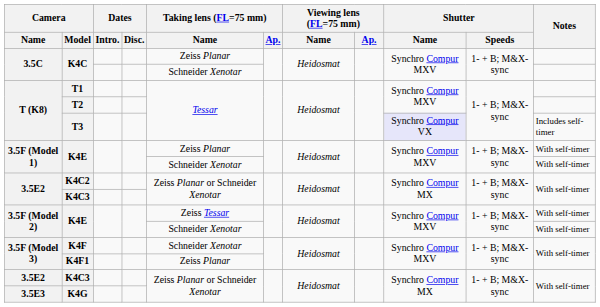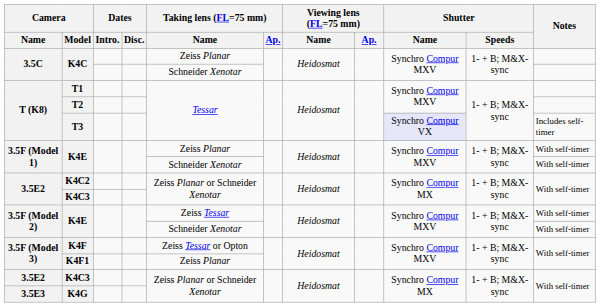(205, 246) Schneider Xenotar -> (205, 246) Zeiss Tessar or Opton
